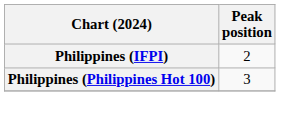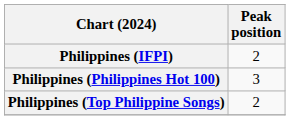+ row: (116, 102)
